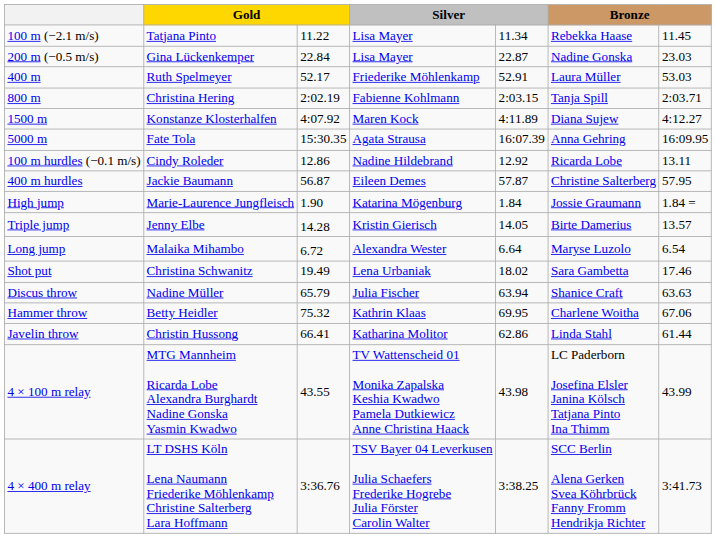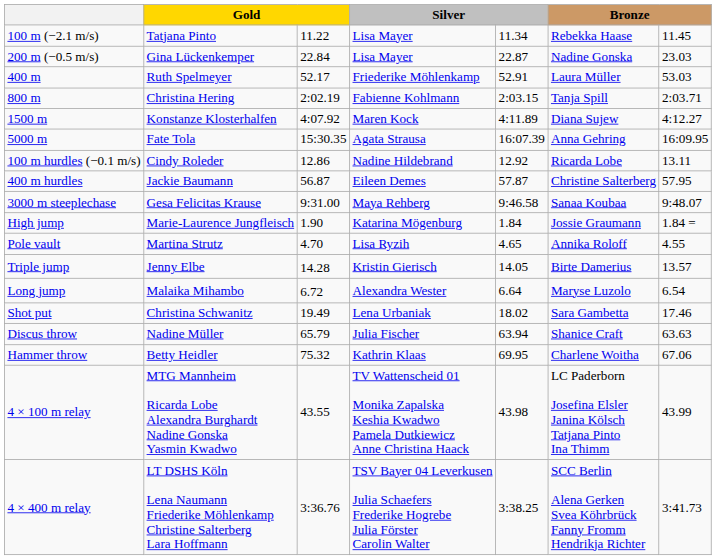+ row: (62, 202)
+ row: (34, 243)
- row: (43, 334)
